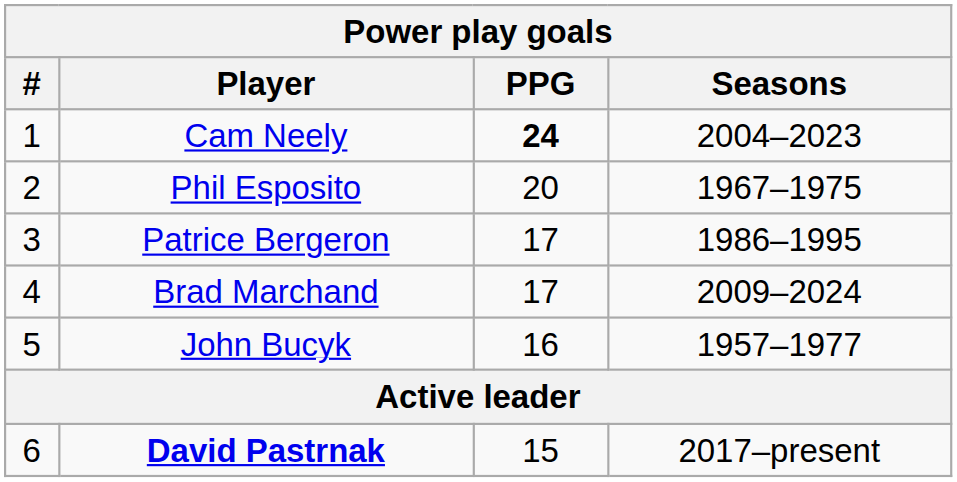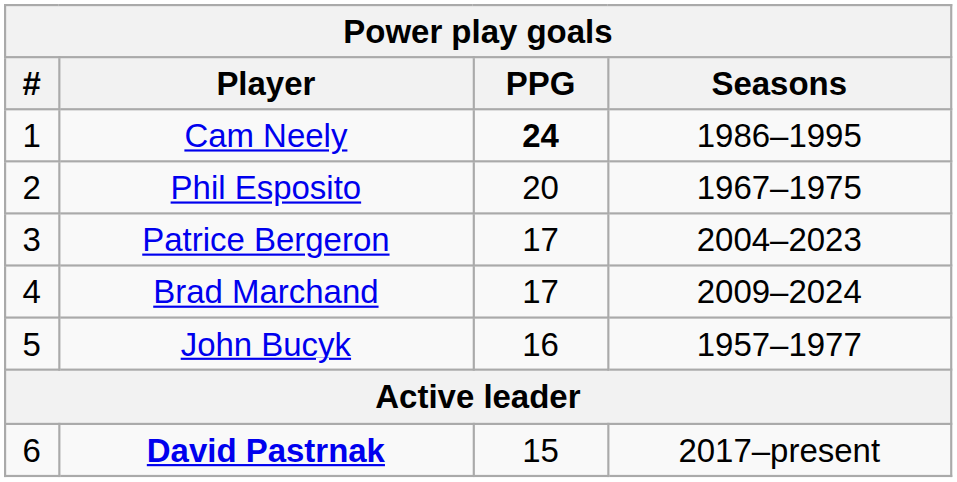(779, 136) 2004–2023 -> (779, 136) 1986–1995
(779, 240) 1986–1995 -> (779, 240) 2004–2023
